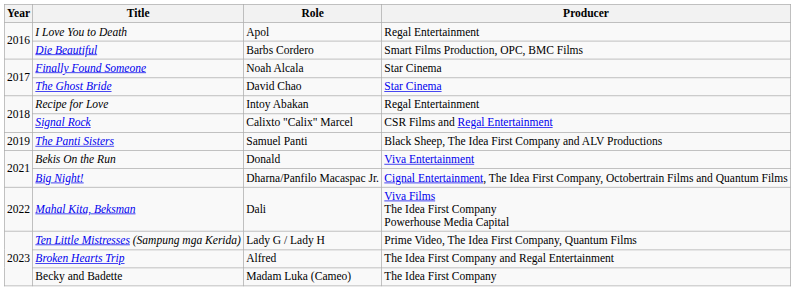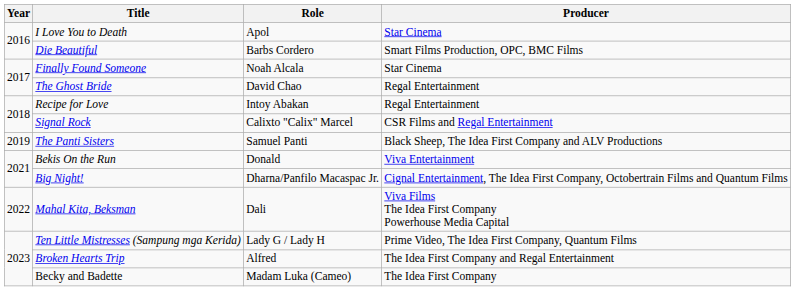(432, 31) Regal Entertainment -> (413, 31) Star Cinema
(413, 86) Star Cinema -> (432, 86) Regal Entertainment
